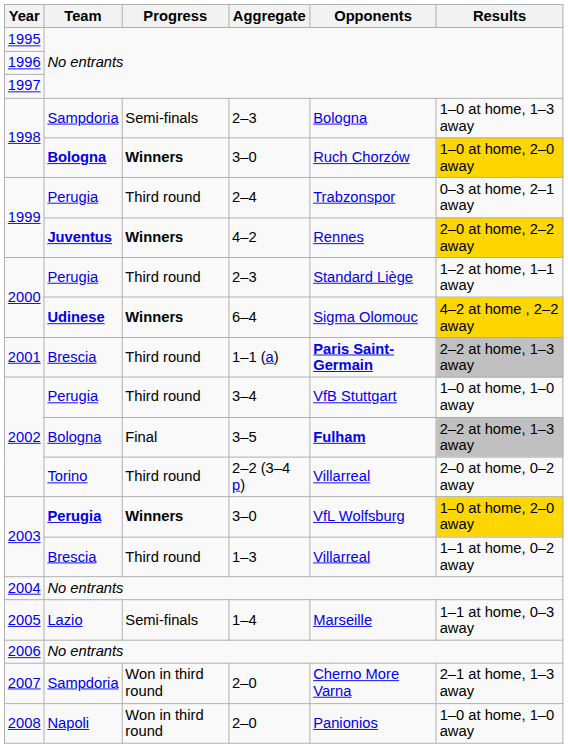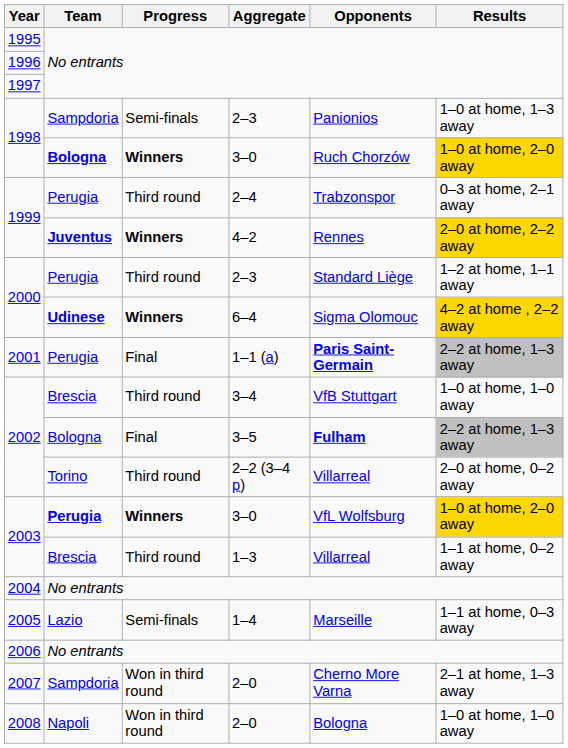(340, 117) Bologna -> (346, 117) Panionios
(72, 357) Brescia -> (73, 357) Perugia
(163, 357) Third round -> (141, 357) Final
(73, 397) Perugia -> (72, 397) Brescia
(346, 723) Panionios -> (340, 723) Bologna
